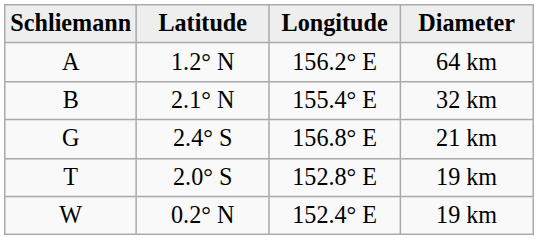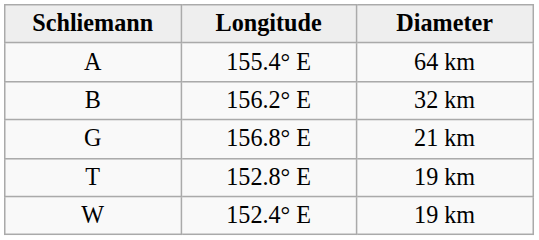- column: (203, 23)
(335, 61) 156.2° E -> (269, 61) 155.4° E
(335, 100) 155.4° E -> (269, 100) 156.2° E
